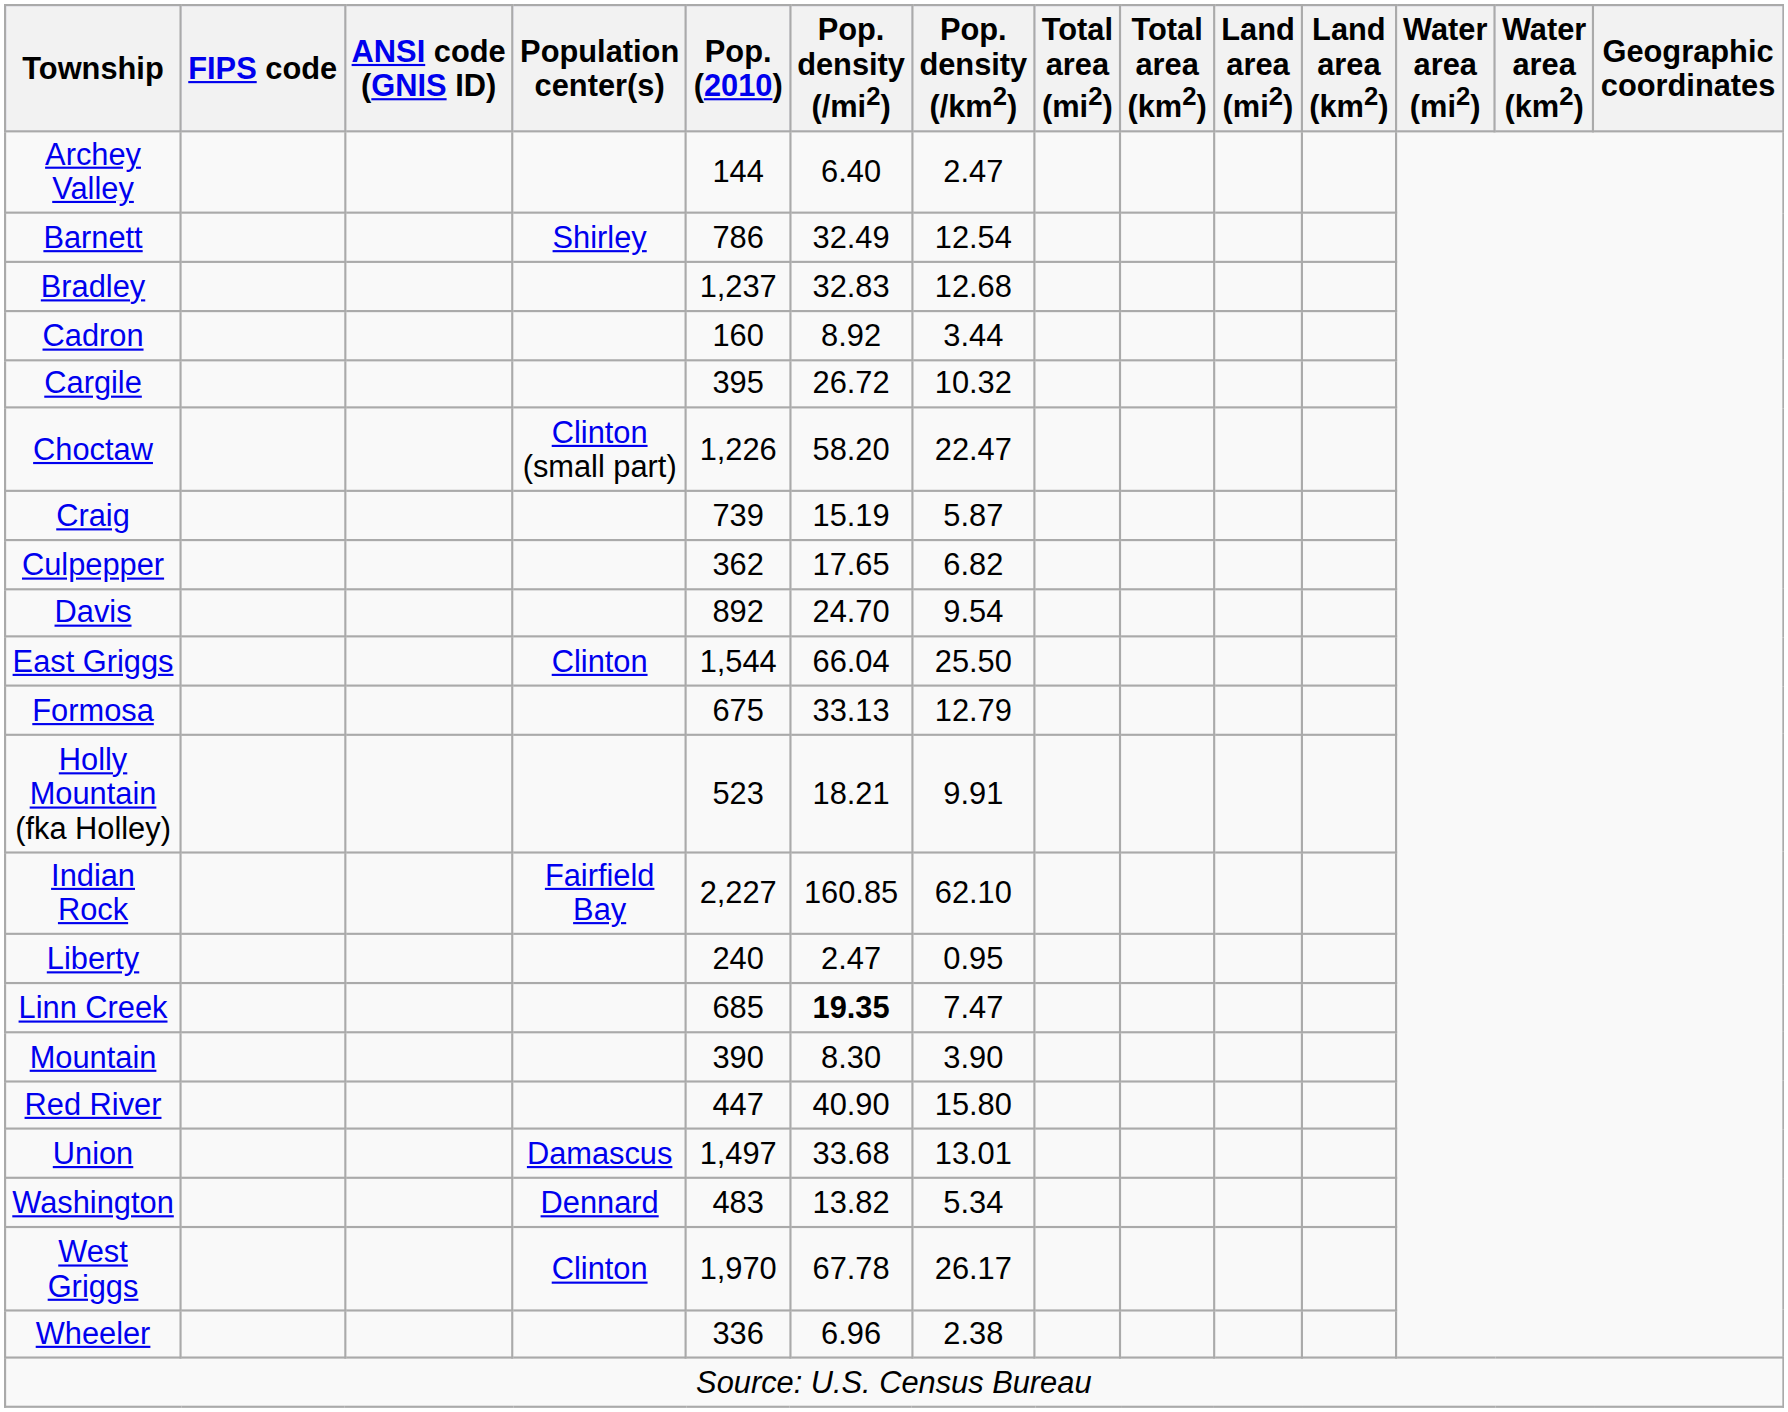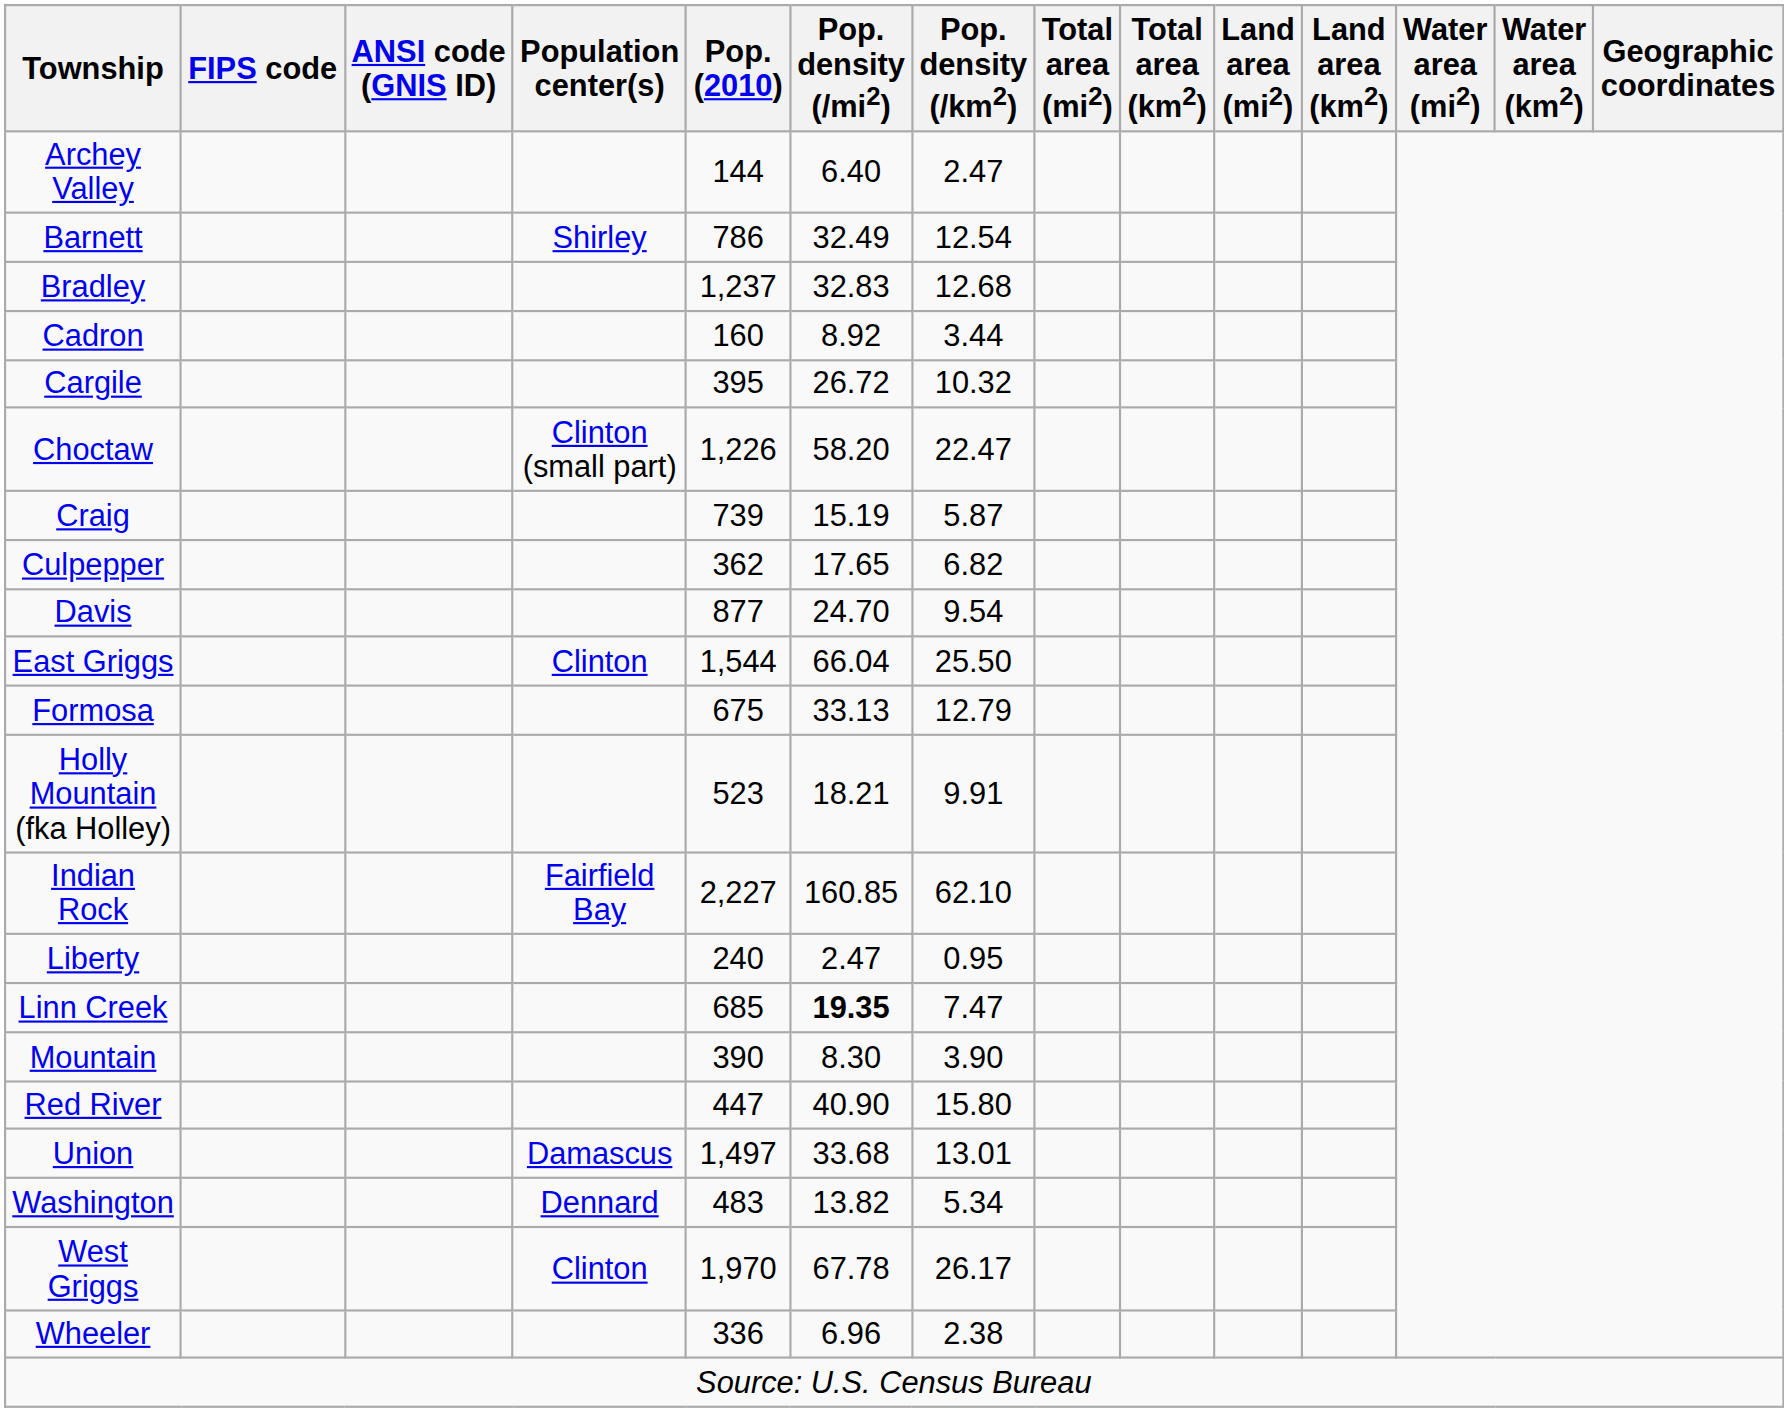(738, 613) 892 -> (738, 613) 877
